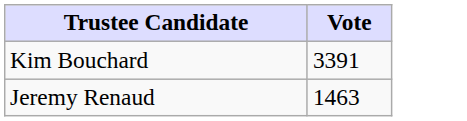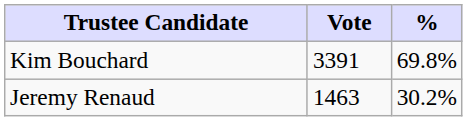+ column: (427, 23)
